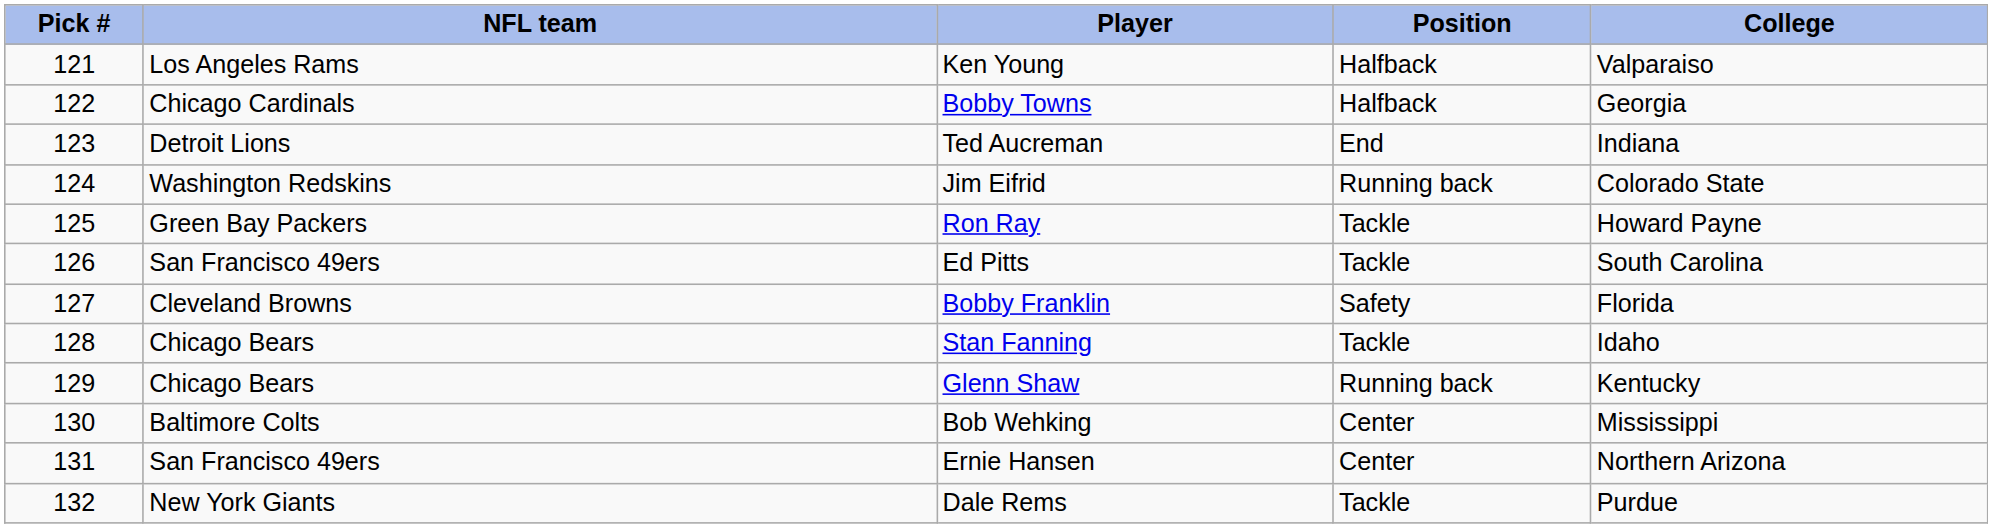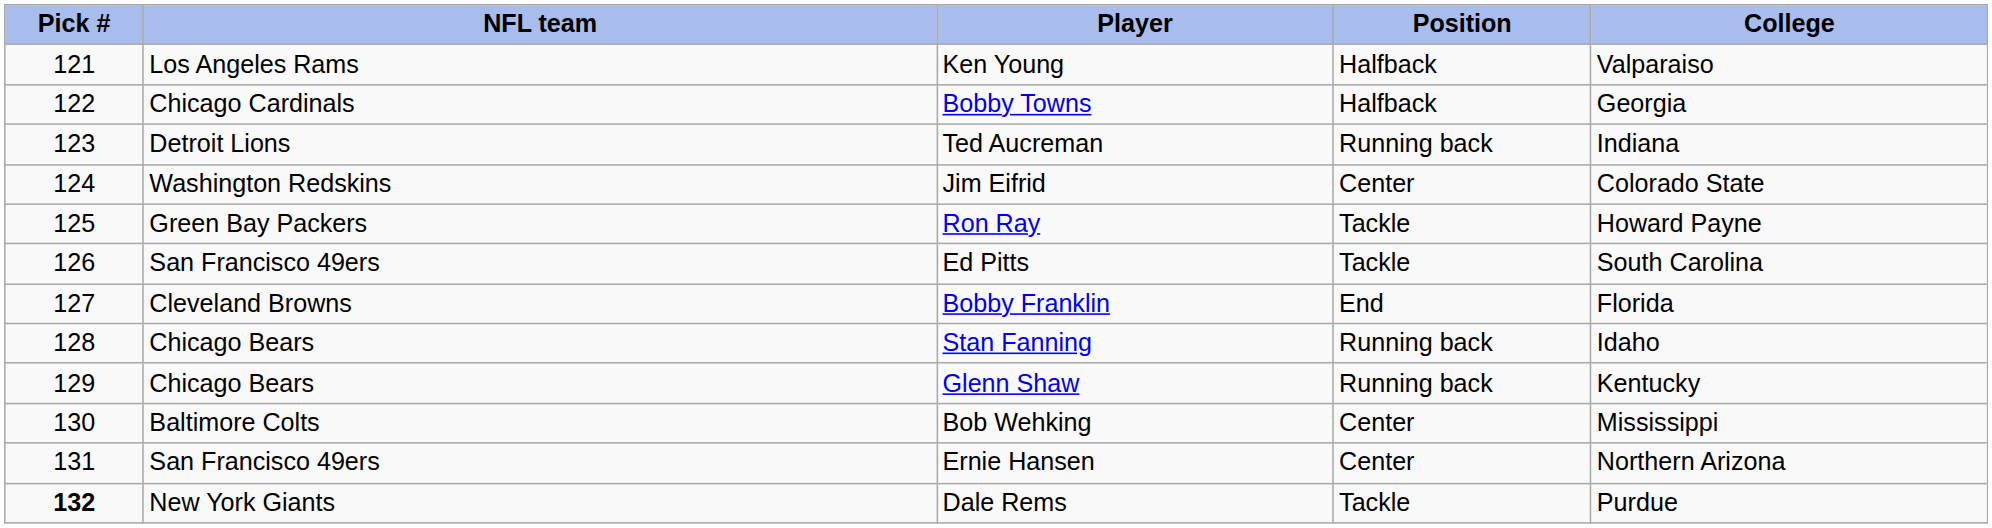(1361, 143) End -> (1416, 143) Running back
(1416, 183) Running back -> (1377, 183) Center
(1375, 303) Safety -> (1361, 303) End
(1375, 343) Tackle -> (1416, 343) Running back
(74, 502) normal -> (74, 502) bold
